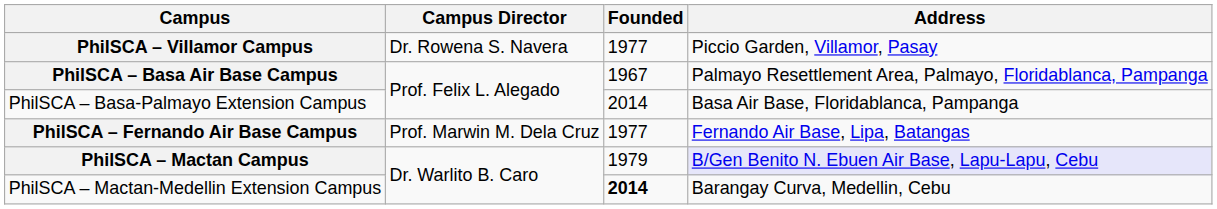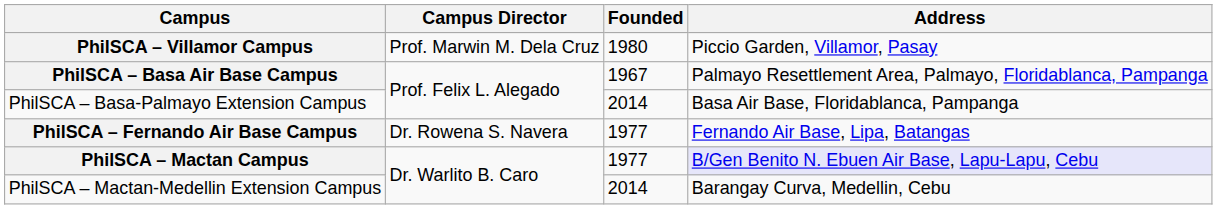(479, 47) Dr. Rowena S. Navera -> (495, 47) Prof. Marwin M. Dela Cruz
(628, 47) 1977 -> (628, 47) 1980
(495, 132) Prof. Marwin M. Dela Cruz -> (479, 132) Dr. Rowena S. Navera
(628, 160) 1979 -> (628, 160) 1977
(628, 189) bold -> (628, 189) normal
